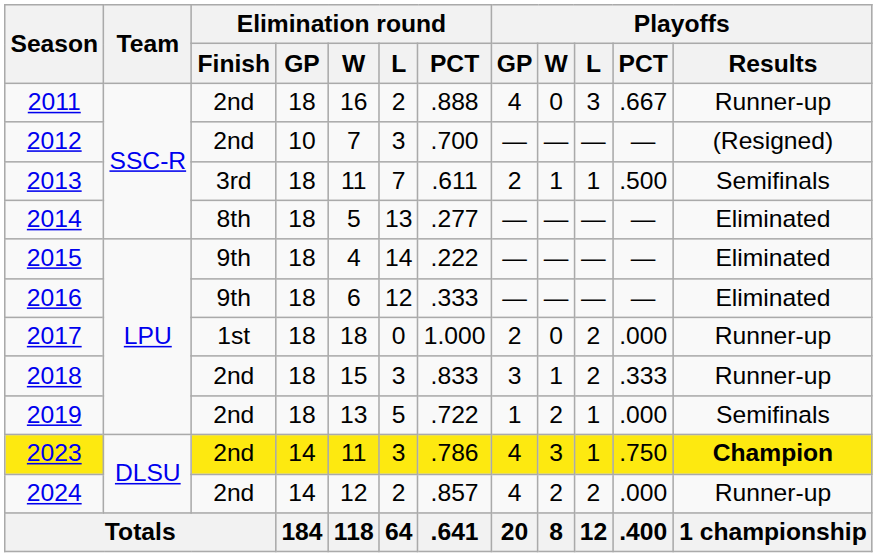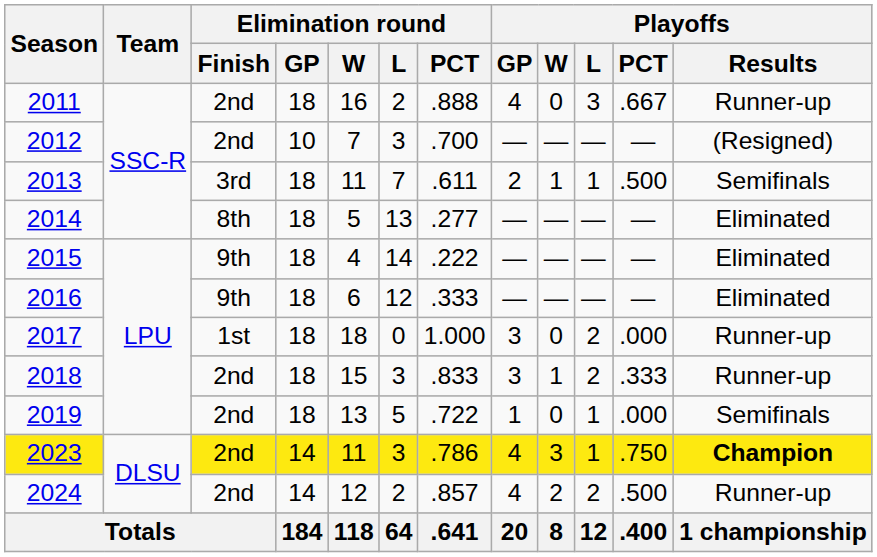(515, 336) 2 -> (515, 336) 3
(556, 414) 2 -> (556, 414) 0
(643, 492) .000 -> (643, 492) .500
